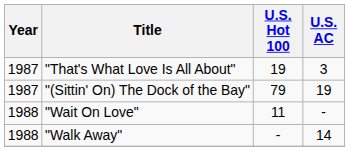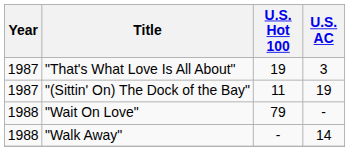(278, 91) 79 -> (278, 91) 11
(278, 113) 11 -> (278, 113) 79
